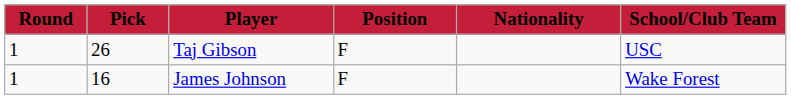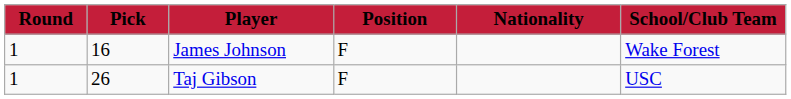rows swapped: (230, 79) <-> (215, 49)
